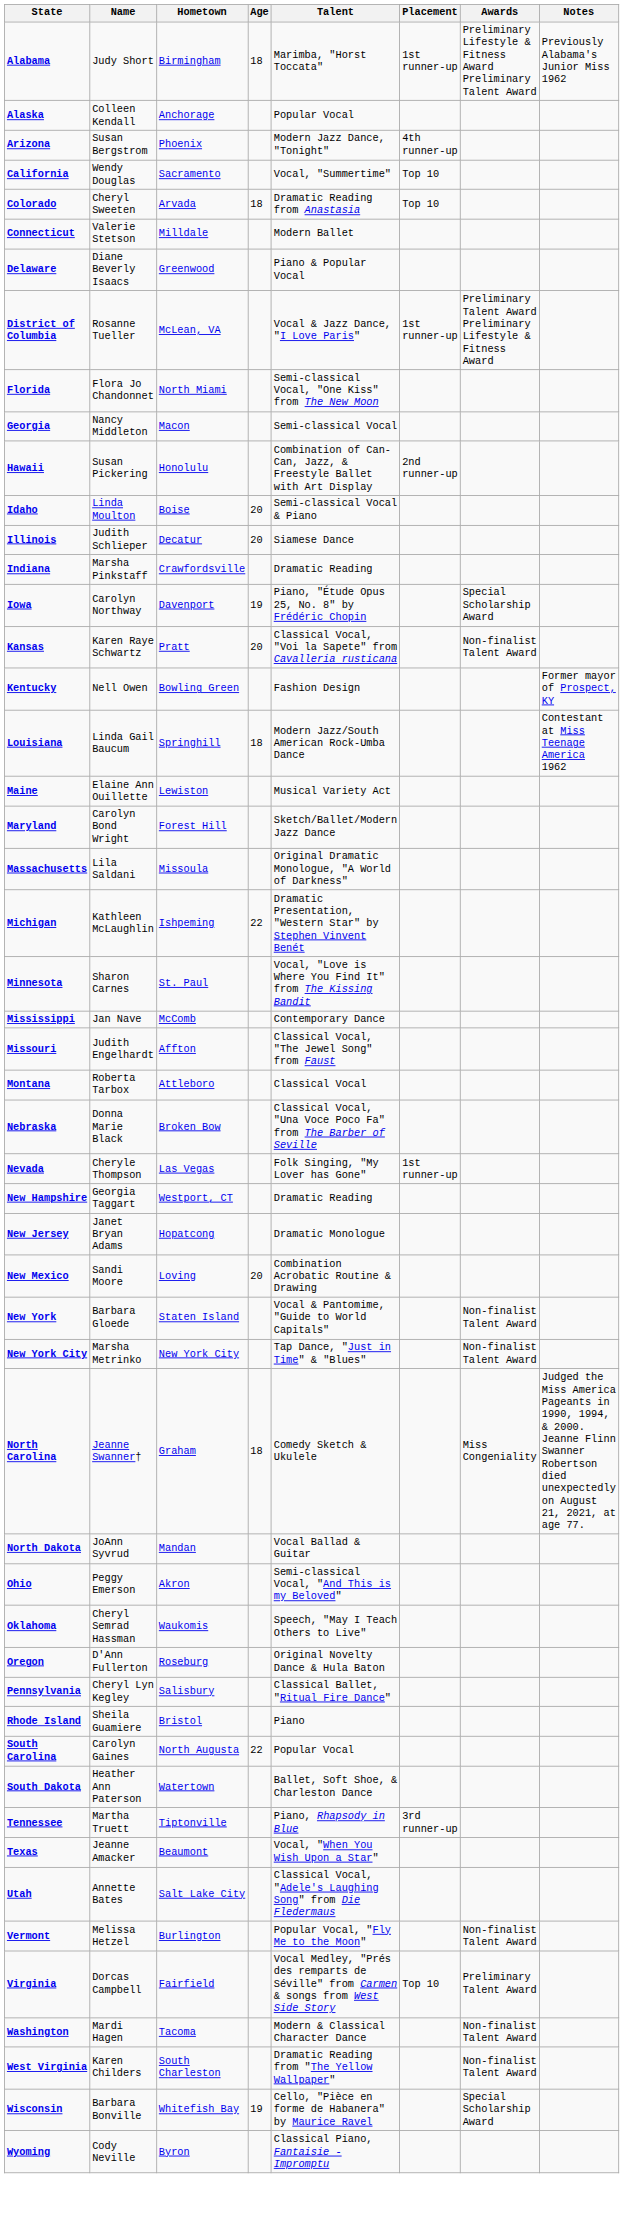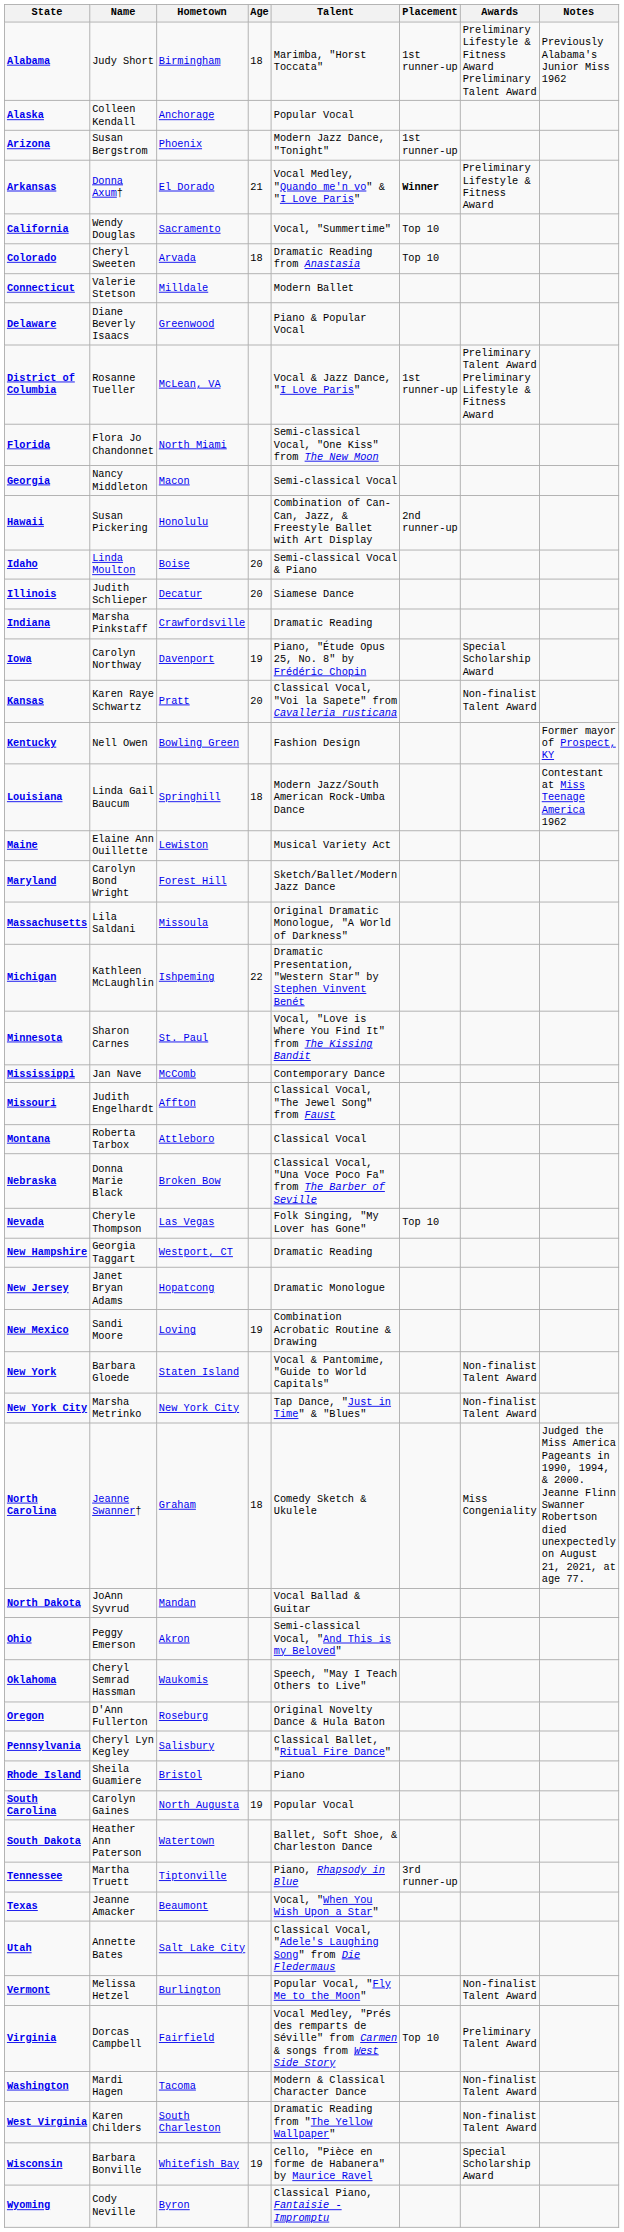(430, 145) 4th runner-up -> (430, 145) 1st runner-up
+ row: (32, 187)
(430, 1169) 1st runner-up -> (421, 1223) Top 10
(256, 1276) 20 -> (256, 1330) 19
(256, 1751) 22 -> (256, 1805) 19
